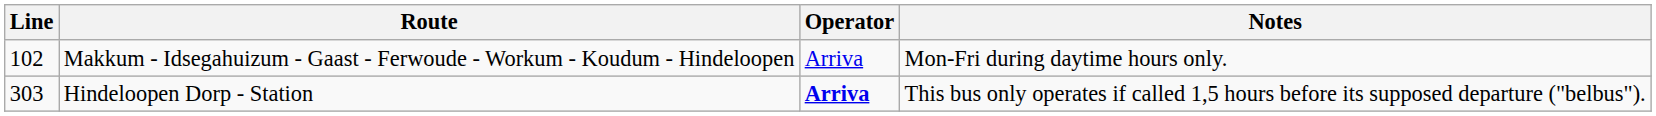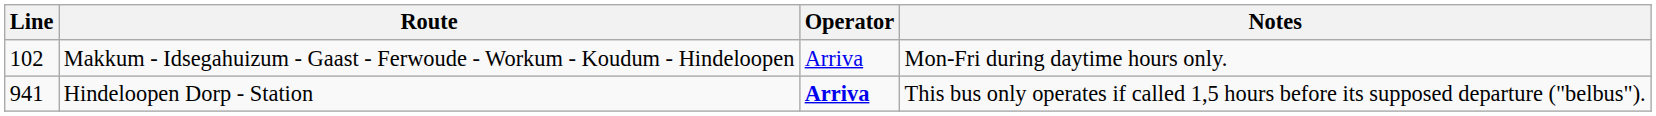(27, 93) 303 -> (27, 93) 941
